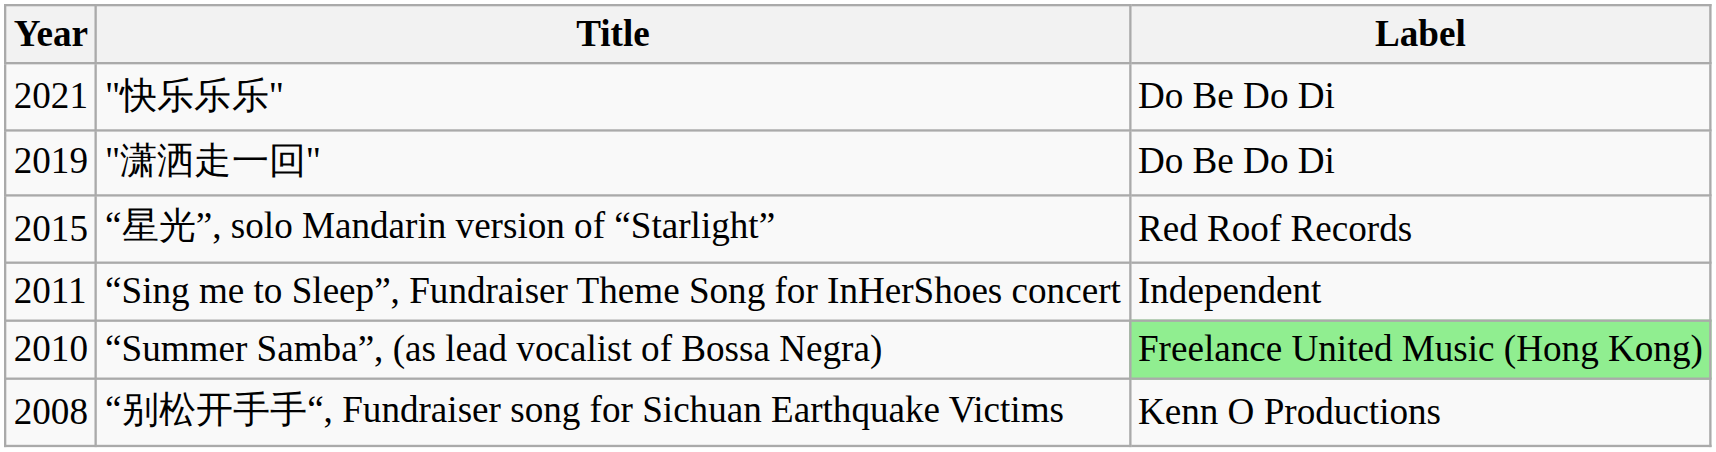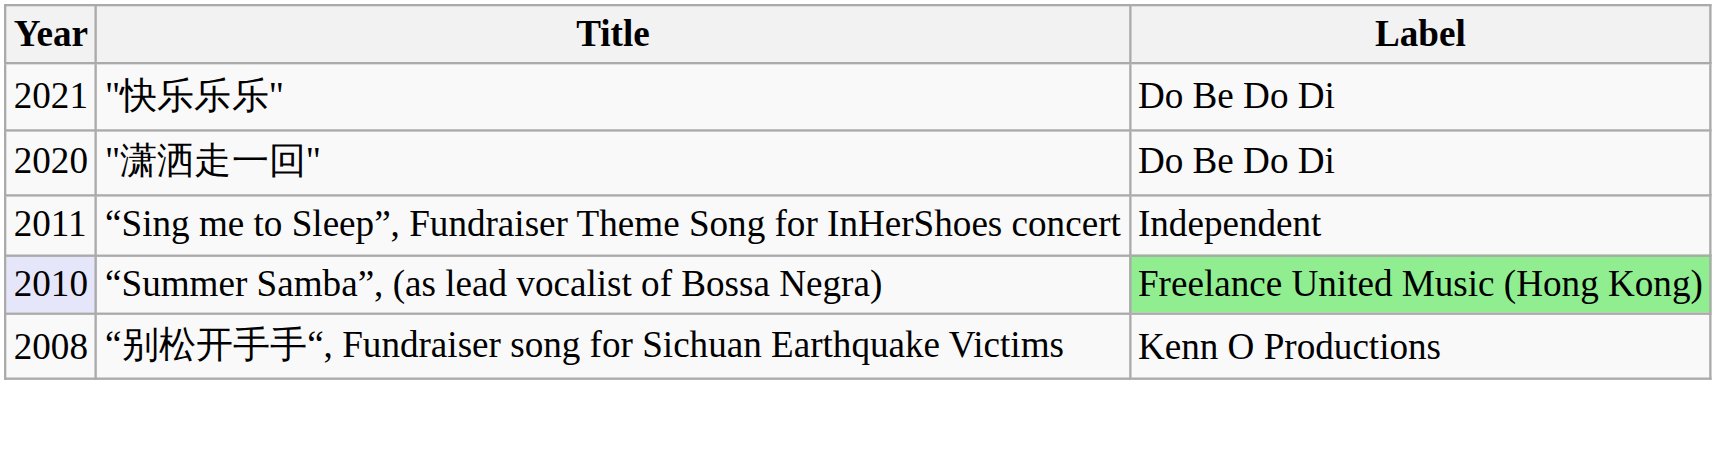(51, 162) 2019 -> (51, 162) 2020
- row: (440, 226)
(51, 349) no background -> (51, 283) lavender background
